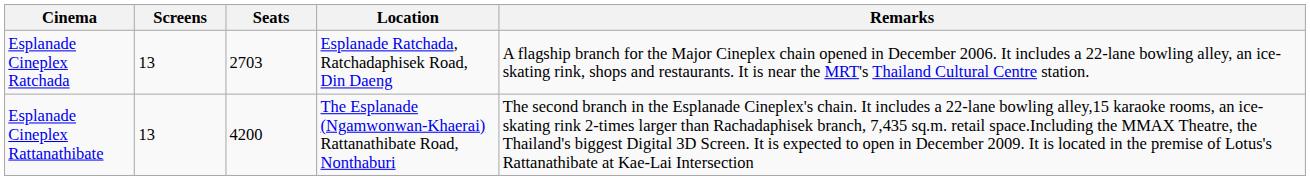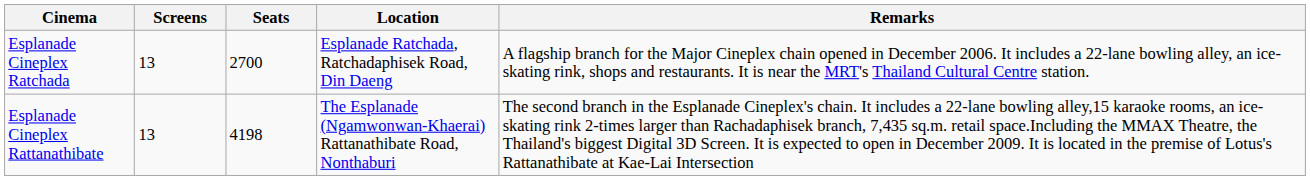(246, 62) 2703 -> (246, 62) 2700
(246, 134) 4200 -> (246, 134) 4198
